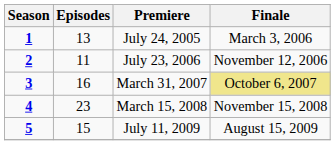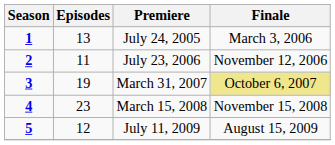(83, 83) 16 -> (83, 83) 19
(83, 128) 15 -> (83, 128) 12
